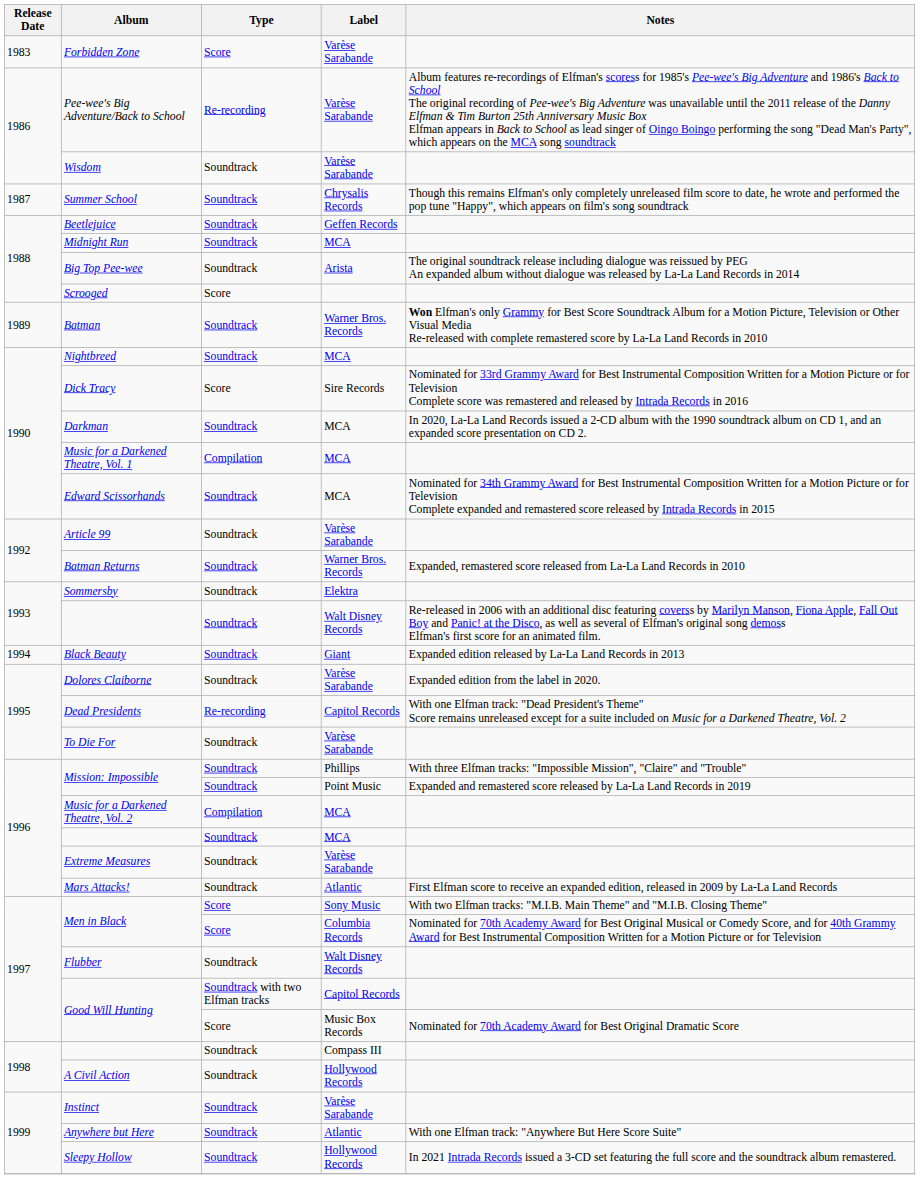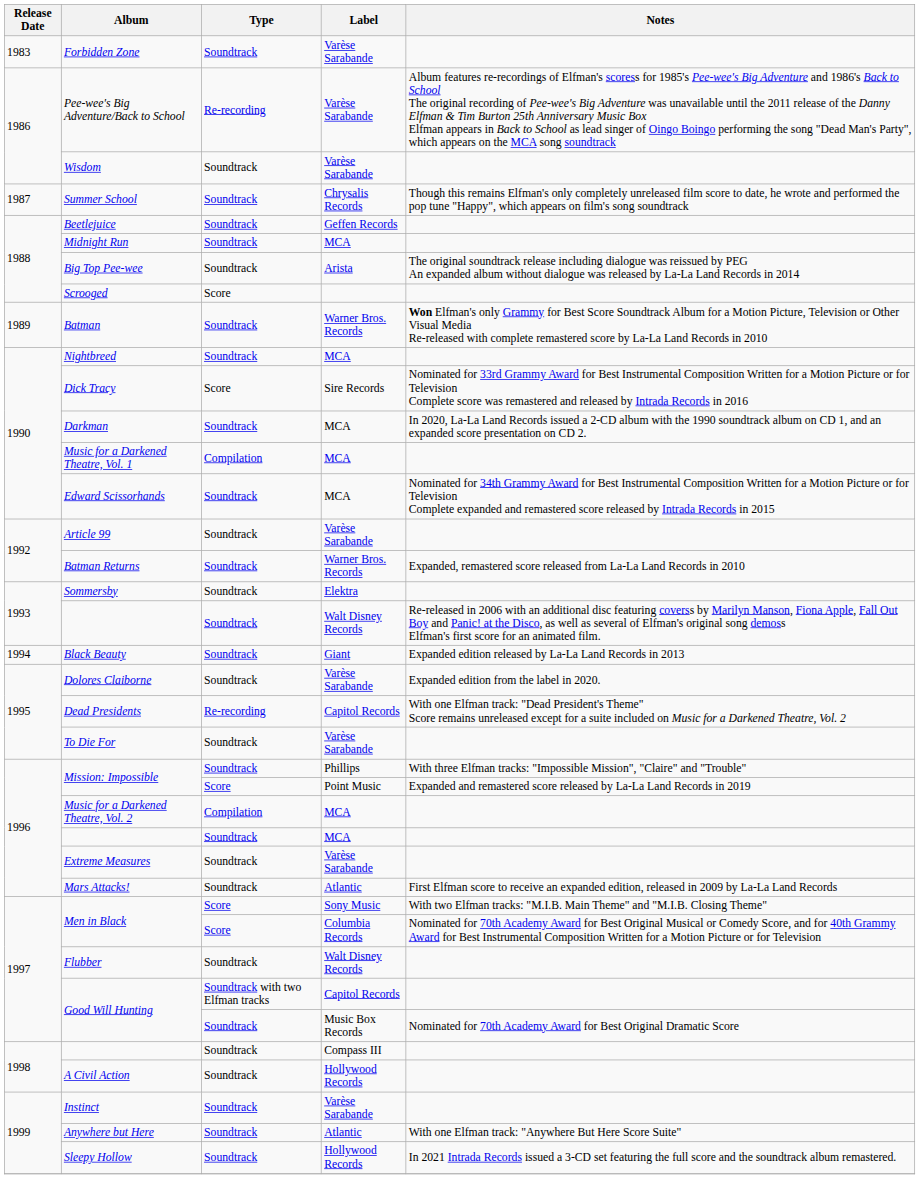(217, 51) Score -> (231, 51) Soundtrack
(231, 786) Soundtrack -> (217, 786) Score
(217, 1025) Score -> (231, 1025) Soundtrack
